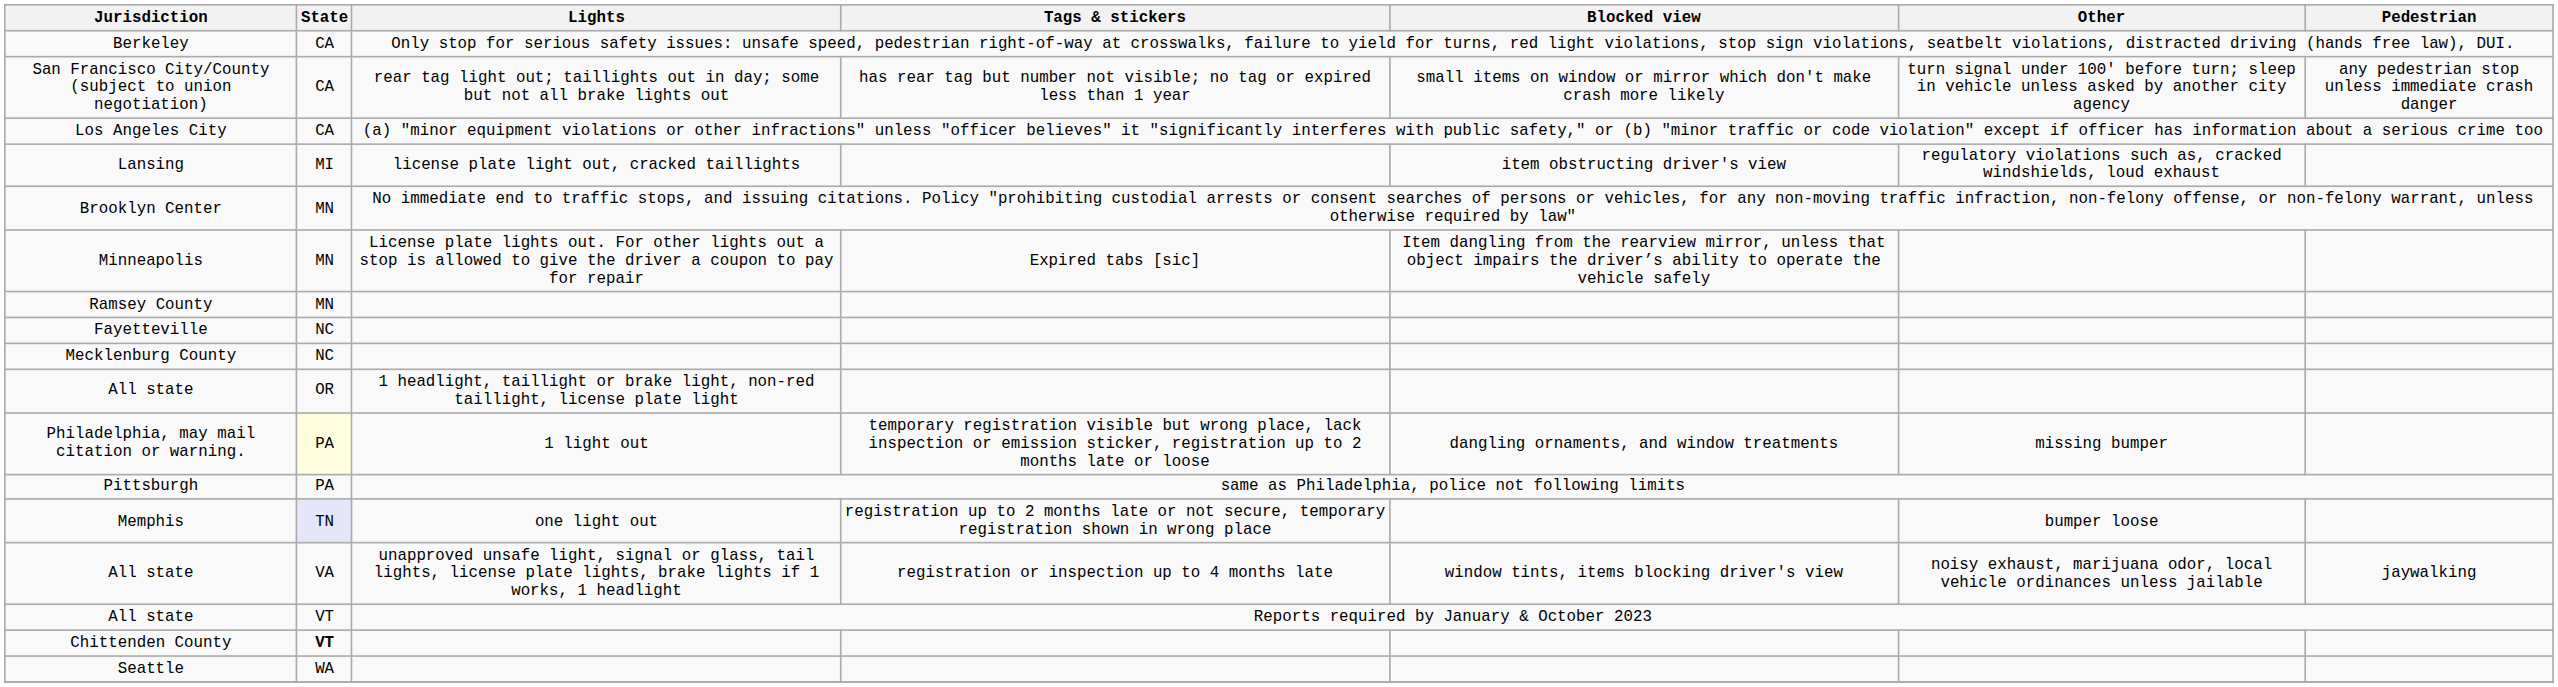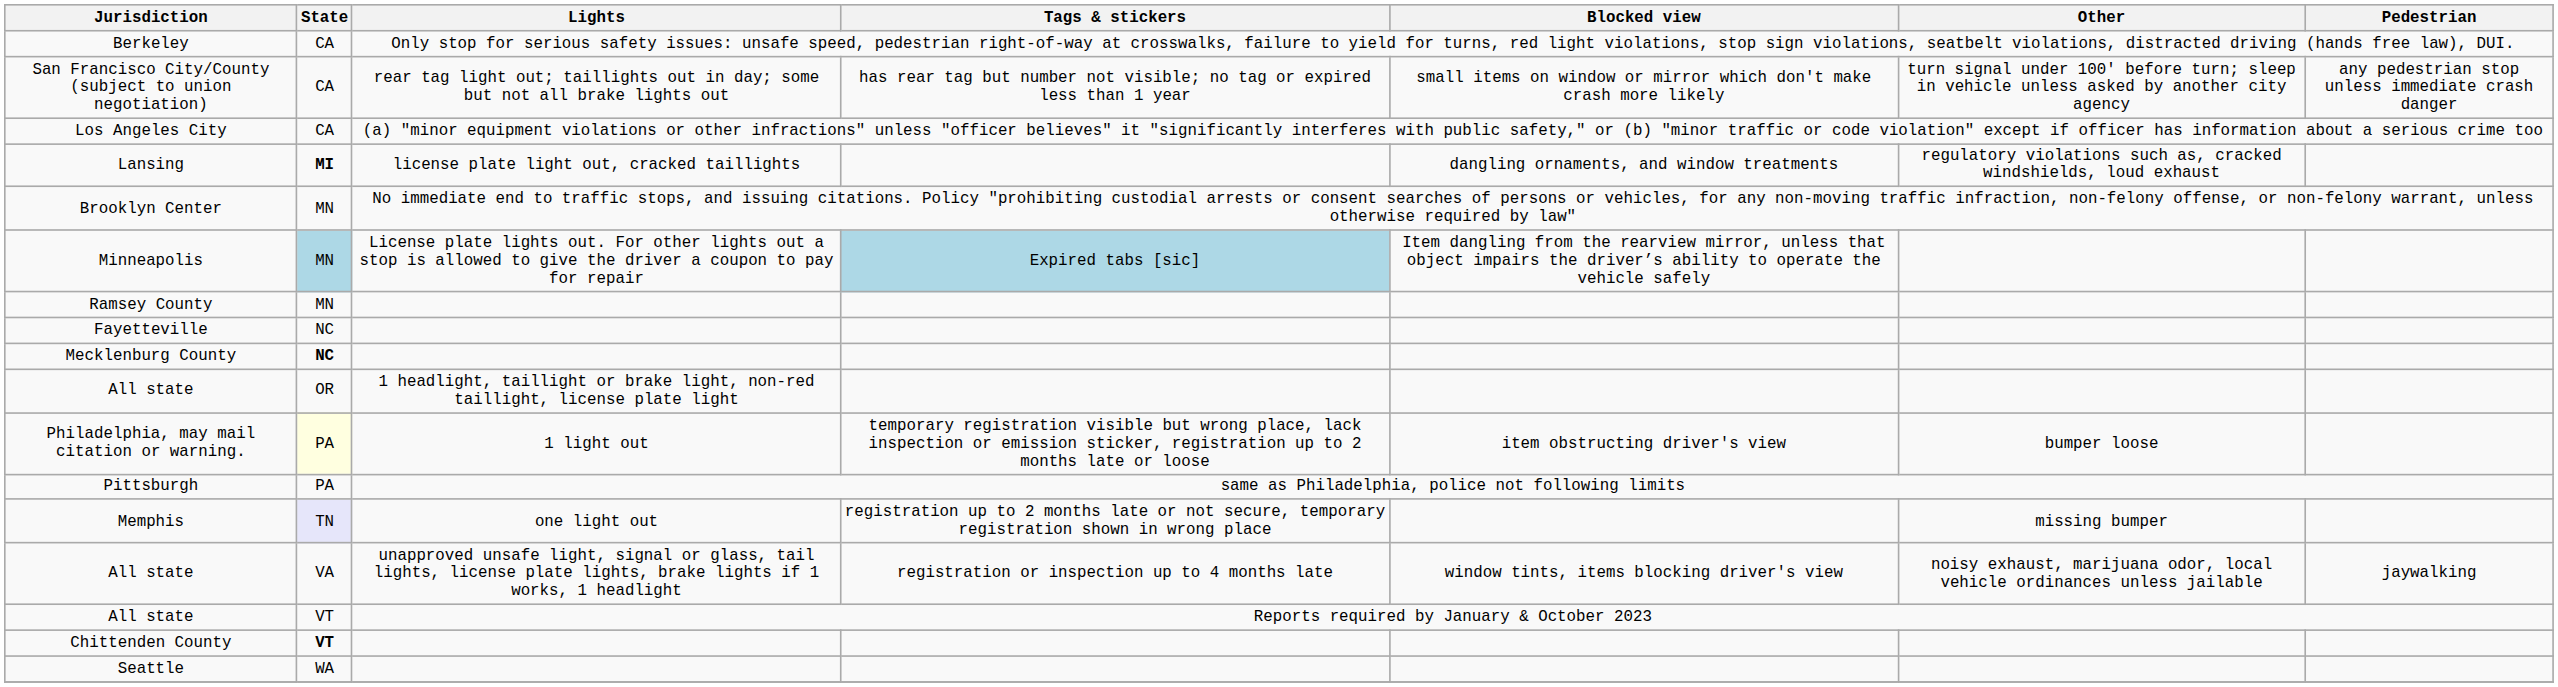(325, 165) normal -> (325, 165) bold
(1644, 165) item obstructing driver's view -> (1644, 165) dangling ornaments, and window treatments
(325, 261) no background -> (325, 261) lightblue background
(1115, 261) no background -> (1115, 261) lightblue background
(325, 356) normal -> (325, 356) bold
(1644, 443) dangling ornaments, and window treatments -> (1644, 443) item obstructing driver's view
(2102, 443) missing bumper -> (2102, 443) bumper loose
(2102, 521) bumper loose -> (2102, 521) missing bumper
